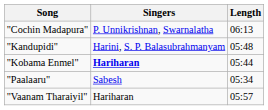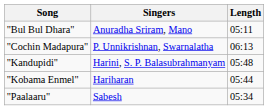+ row: (41, 29)
(116, 63) bold -> (113, 80) normal
- row: (47, 97)
